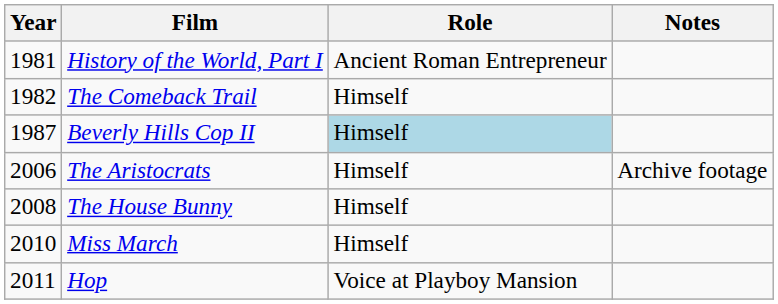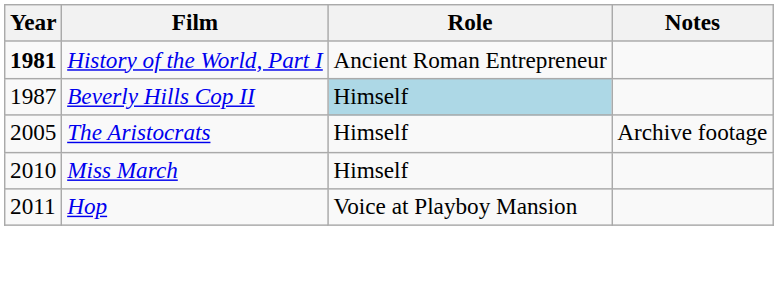(33, 59) normal -> (33, 59) bold
- row: (162, 96)
(33, 170) 2006 -> (33, 133) 2005
- row: (150, 206)
